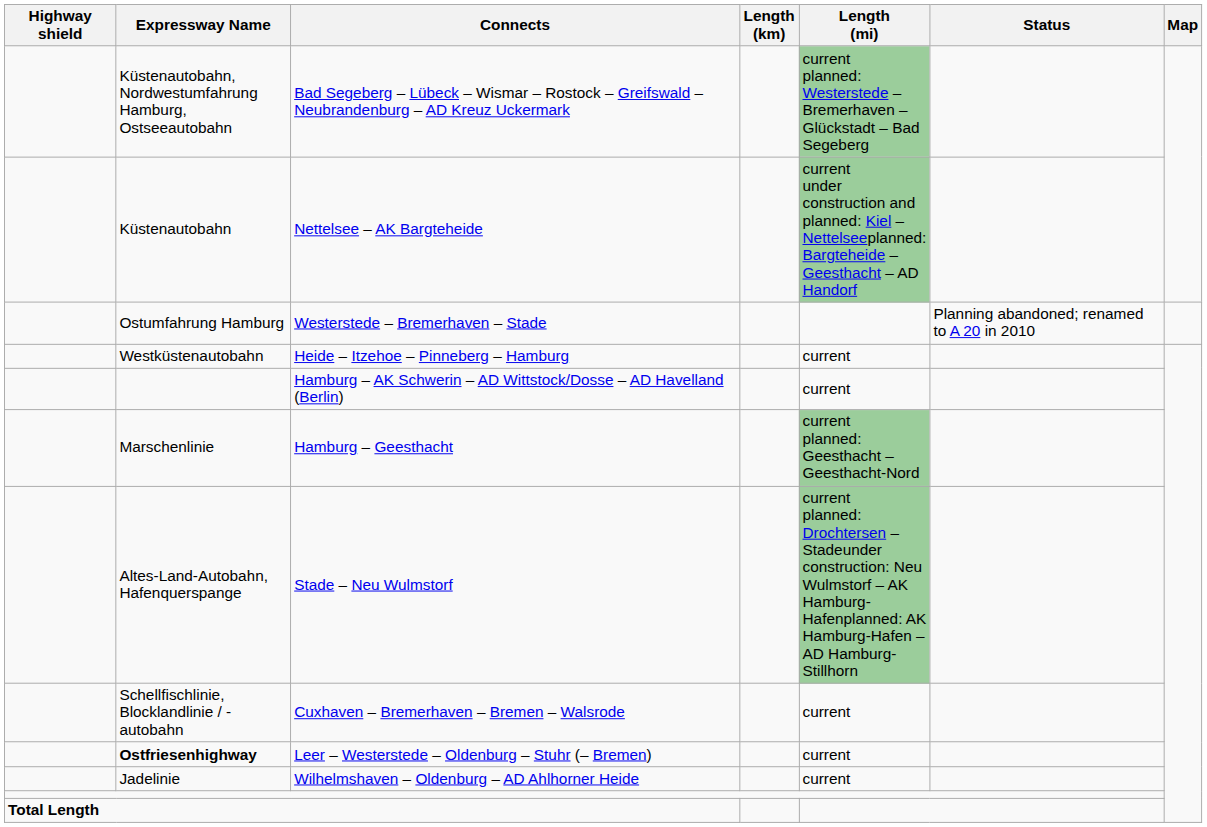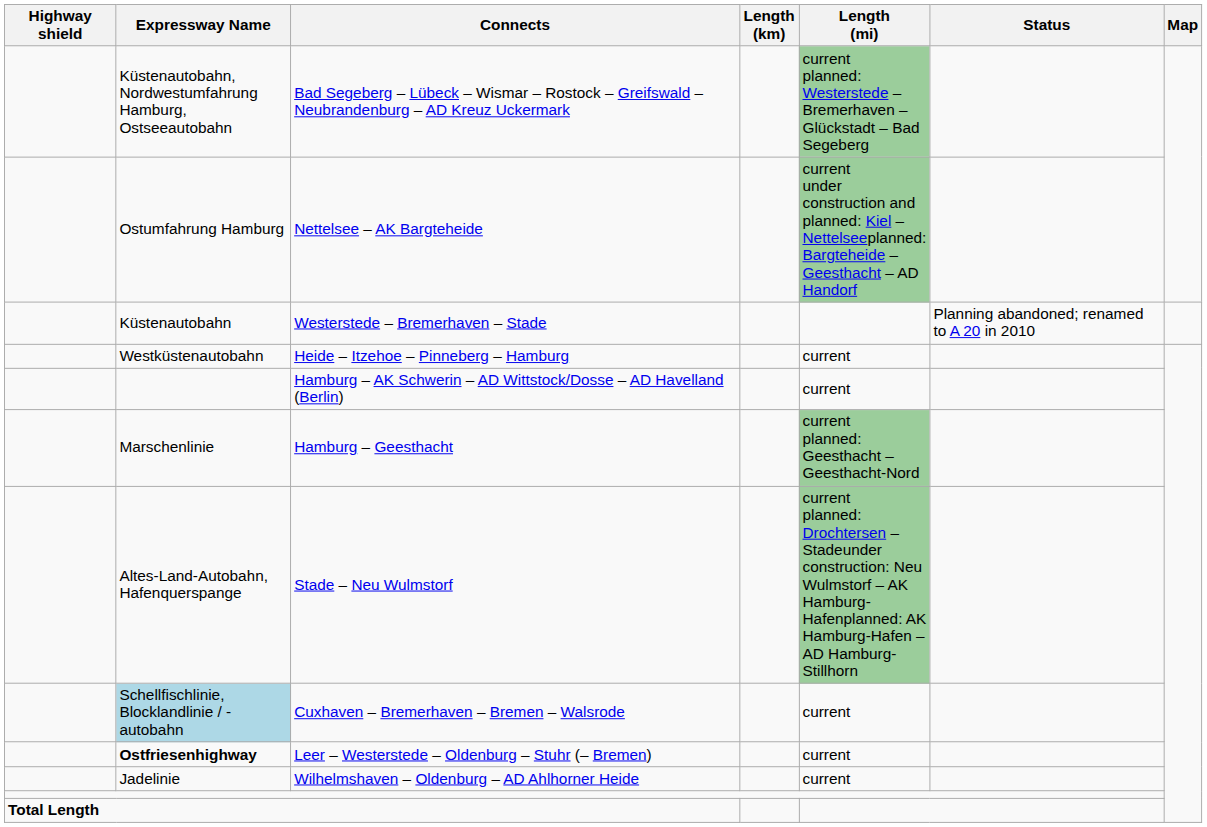(175, 229) Küstenautobahn -> (202, 229) Ostumfahrung Hamburg
(202, 323) Ostumfahrung Hamburg -> (175, 323) Küstenautobahn
(175, 712) no background -> (175, 712) lightblue background
